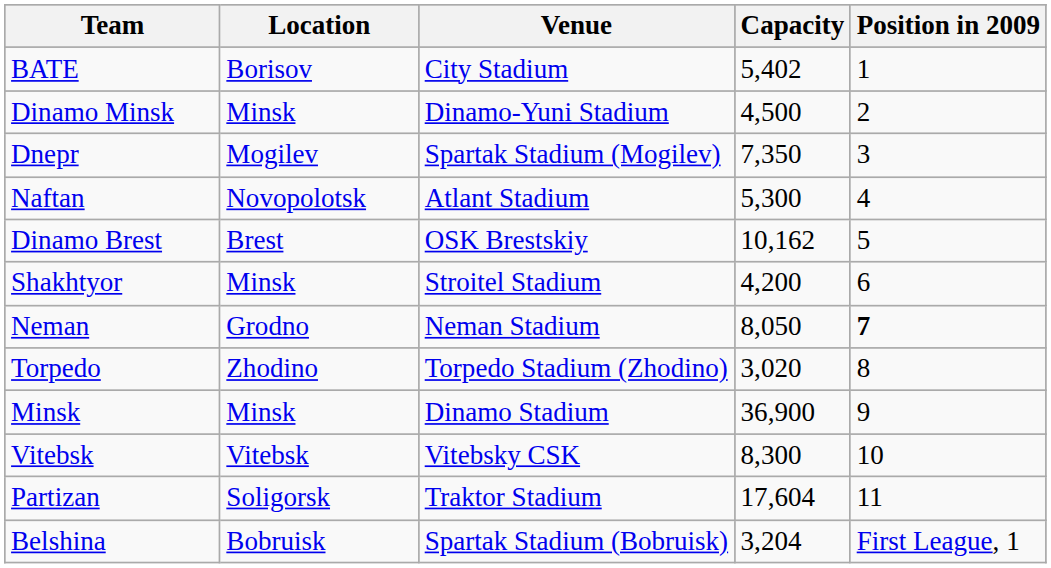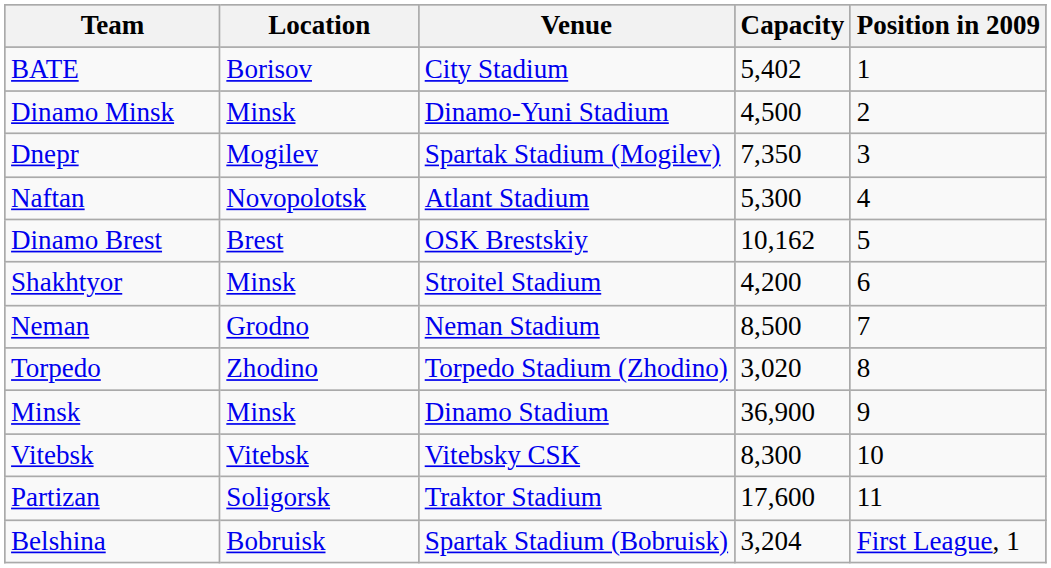(771, 326) 8,050 -> (771, 326) 8,500
(863, 326) bold -> (863, 326) normal
(778, 497) 17,604 -> (778, 497) 17,600
